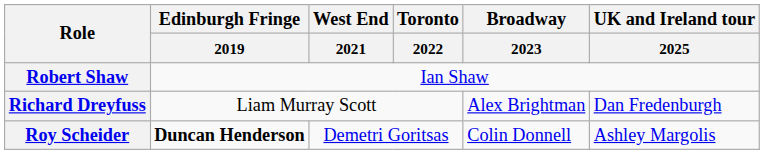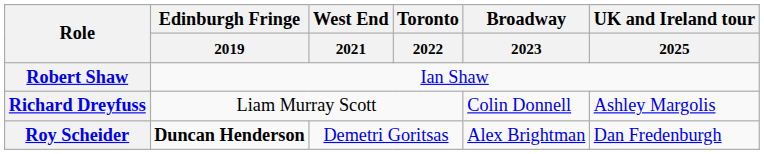(526, 105) Alex Brightman -> (519, 105) Colin Donnell
(658, 105) Dan Fredenburgh -> (655, 105) Ashley Margolis
(519, 134) Colin Donnell -> (526, 134) Alex Brightman
(655, 134) Ashley Margolis -> (658, 134) Dan Fredenburgh
